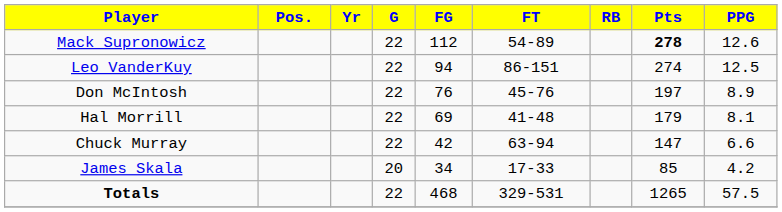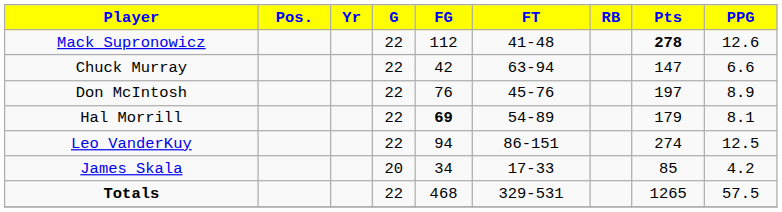(531, 42) 54-89 -> (531, 42) 41-48
rows swapped: (131, 68) <-> (131, 143)
(444, 118) normal -> (444, 118) bold
(531, 118) 41-48 -> (531, 118) 54-89
